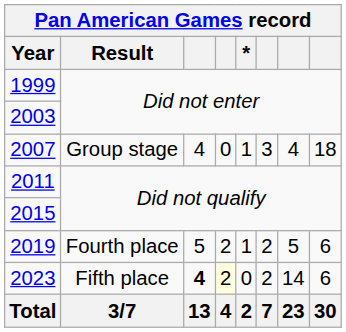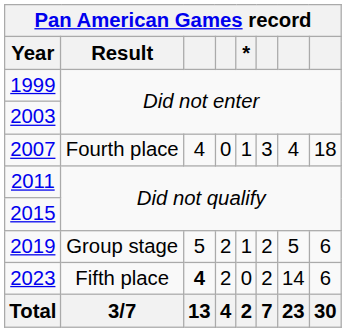(122, 149) Group stage -> (122, 149) Fourth place
(122, 246) Fourth place -> (122, 246) Group stage
(226, 278) lightyellow background -> (226, 278) no background
